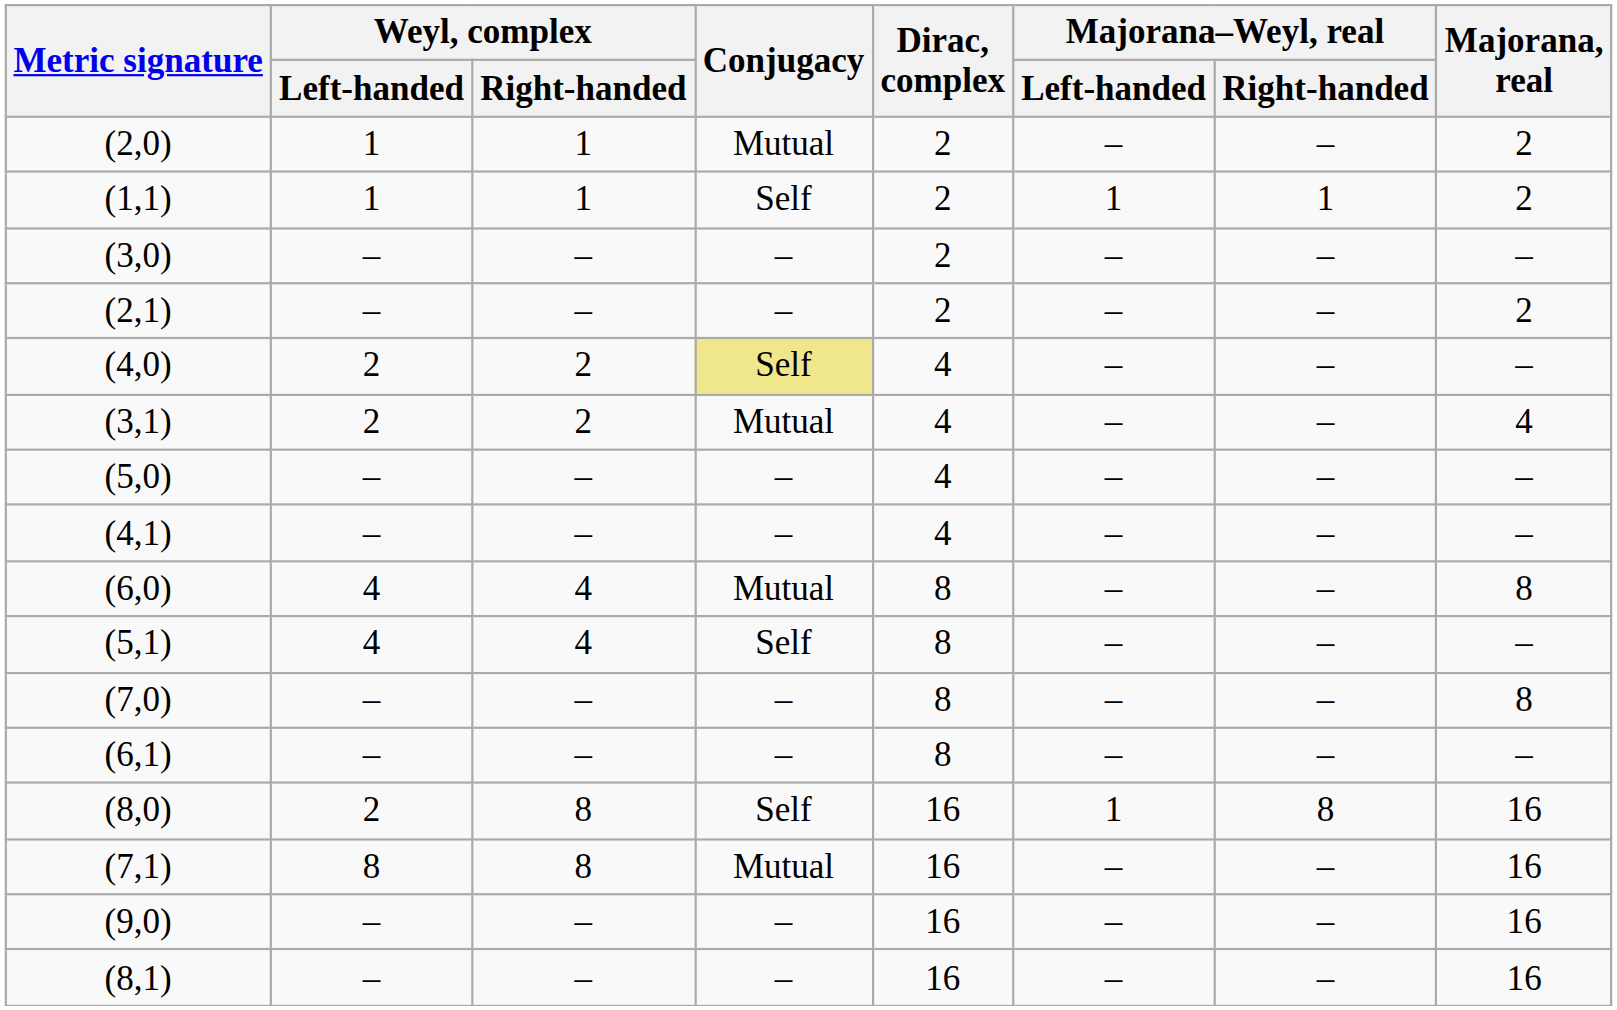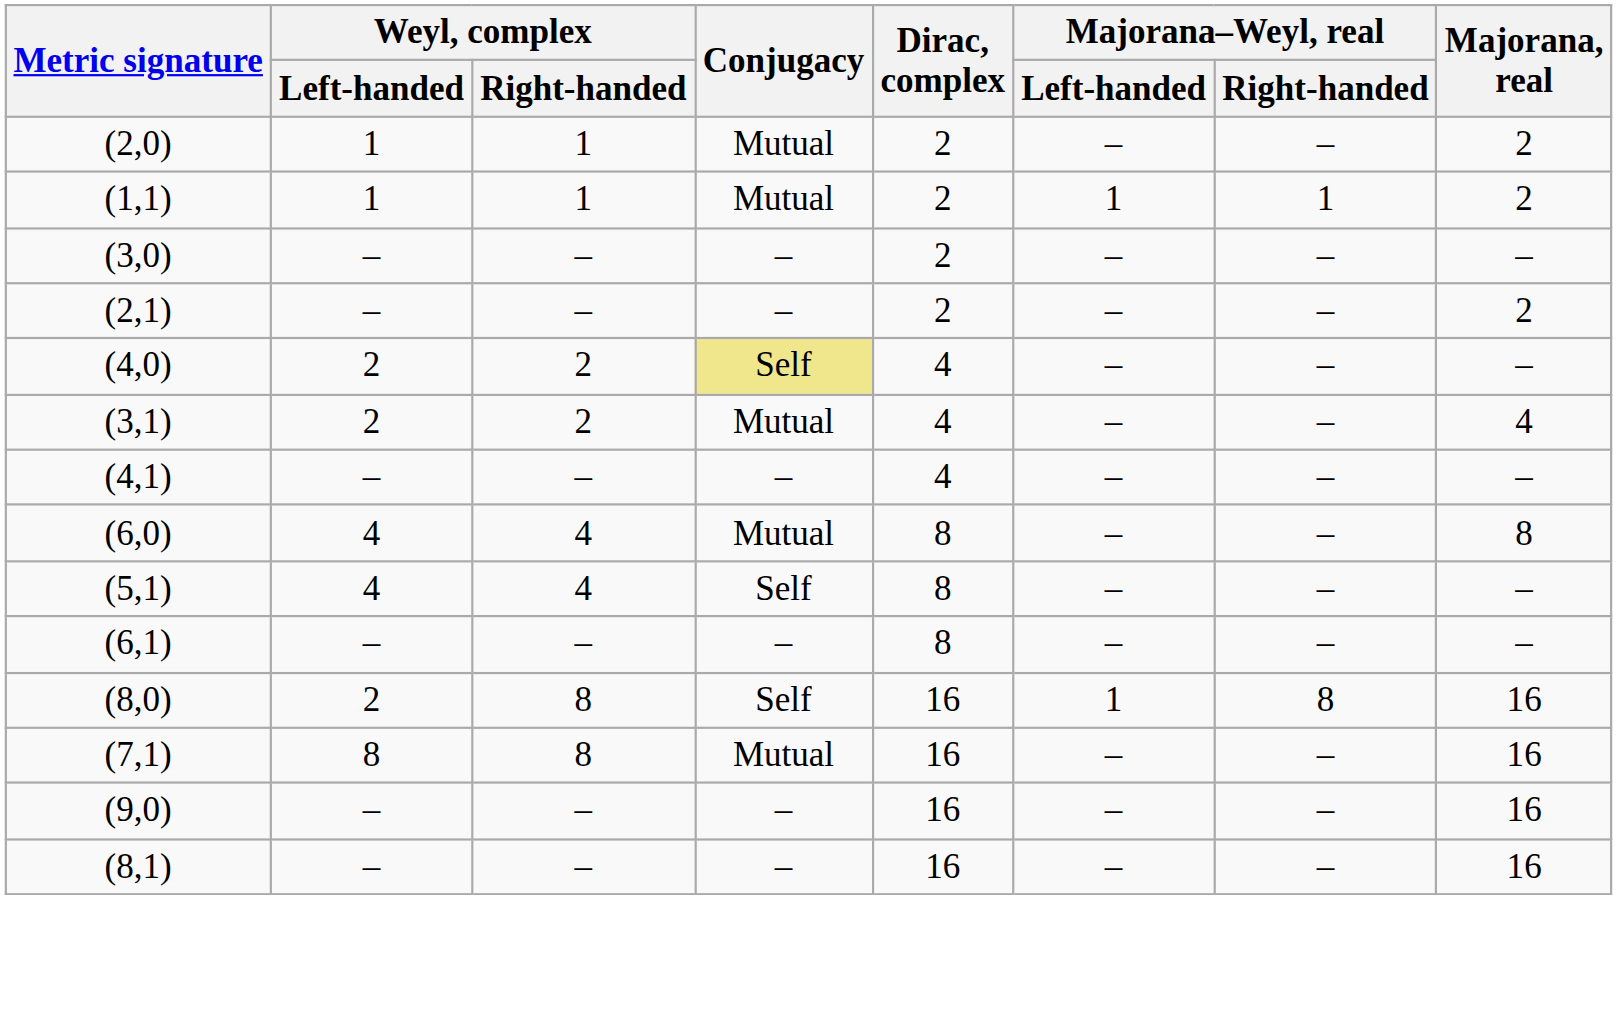(784, 198) Self -> (784, 198) Mutual
- row: (138, 476)
- row: (138, 699)
